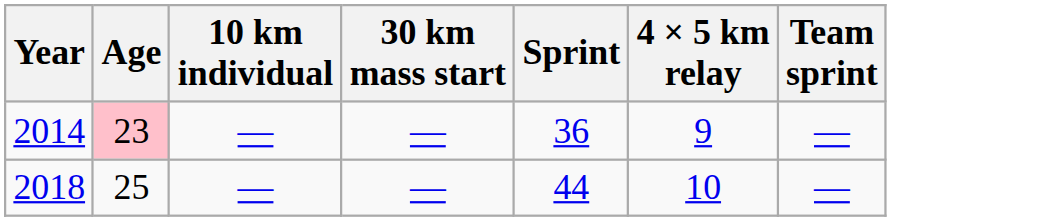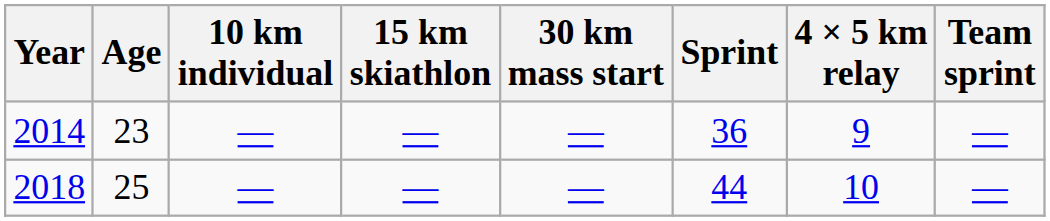+ column: (420, 53)
(131, 130) pink background -> (131, 130) no background
